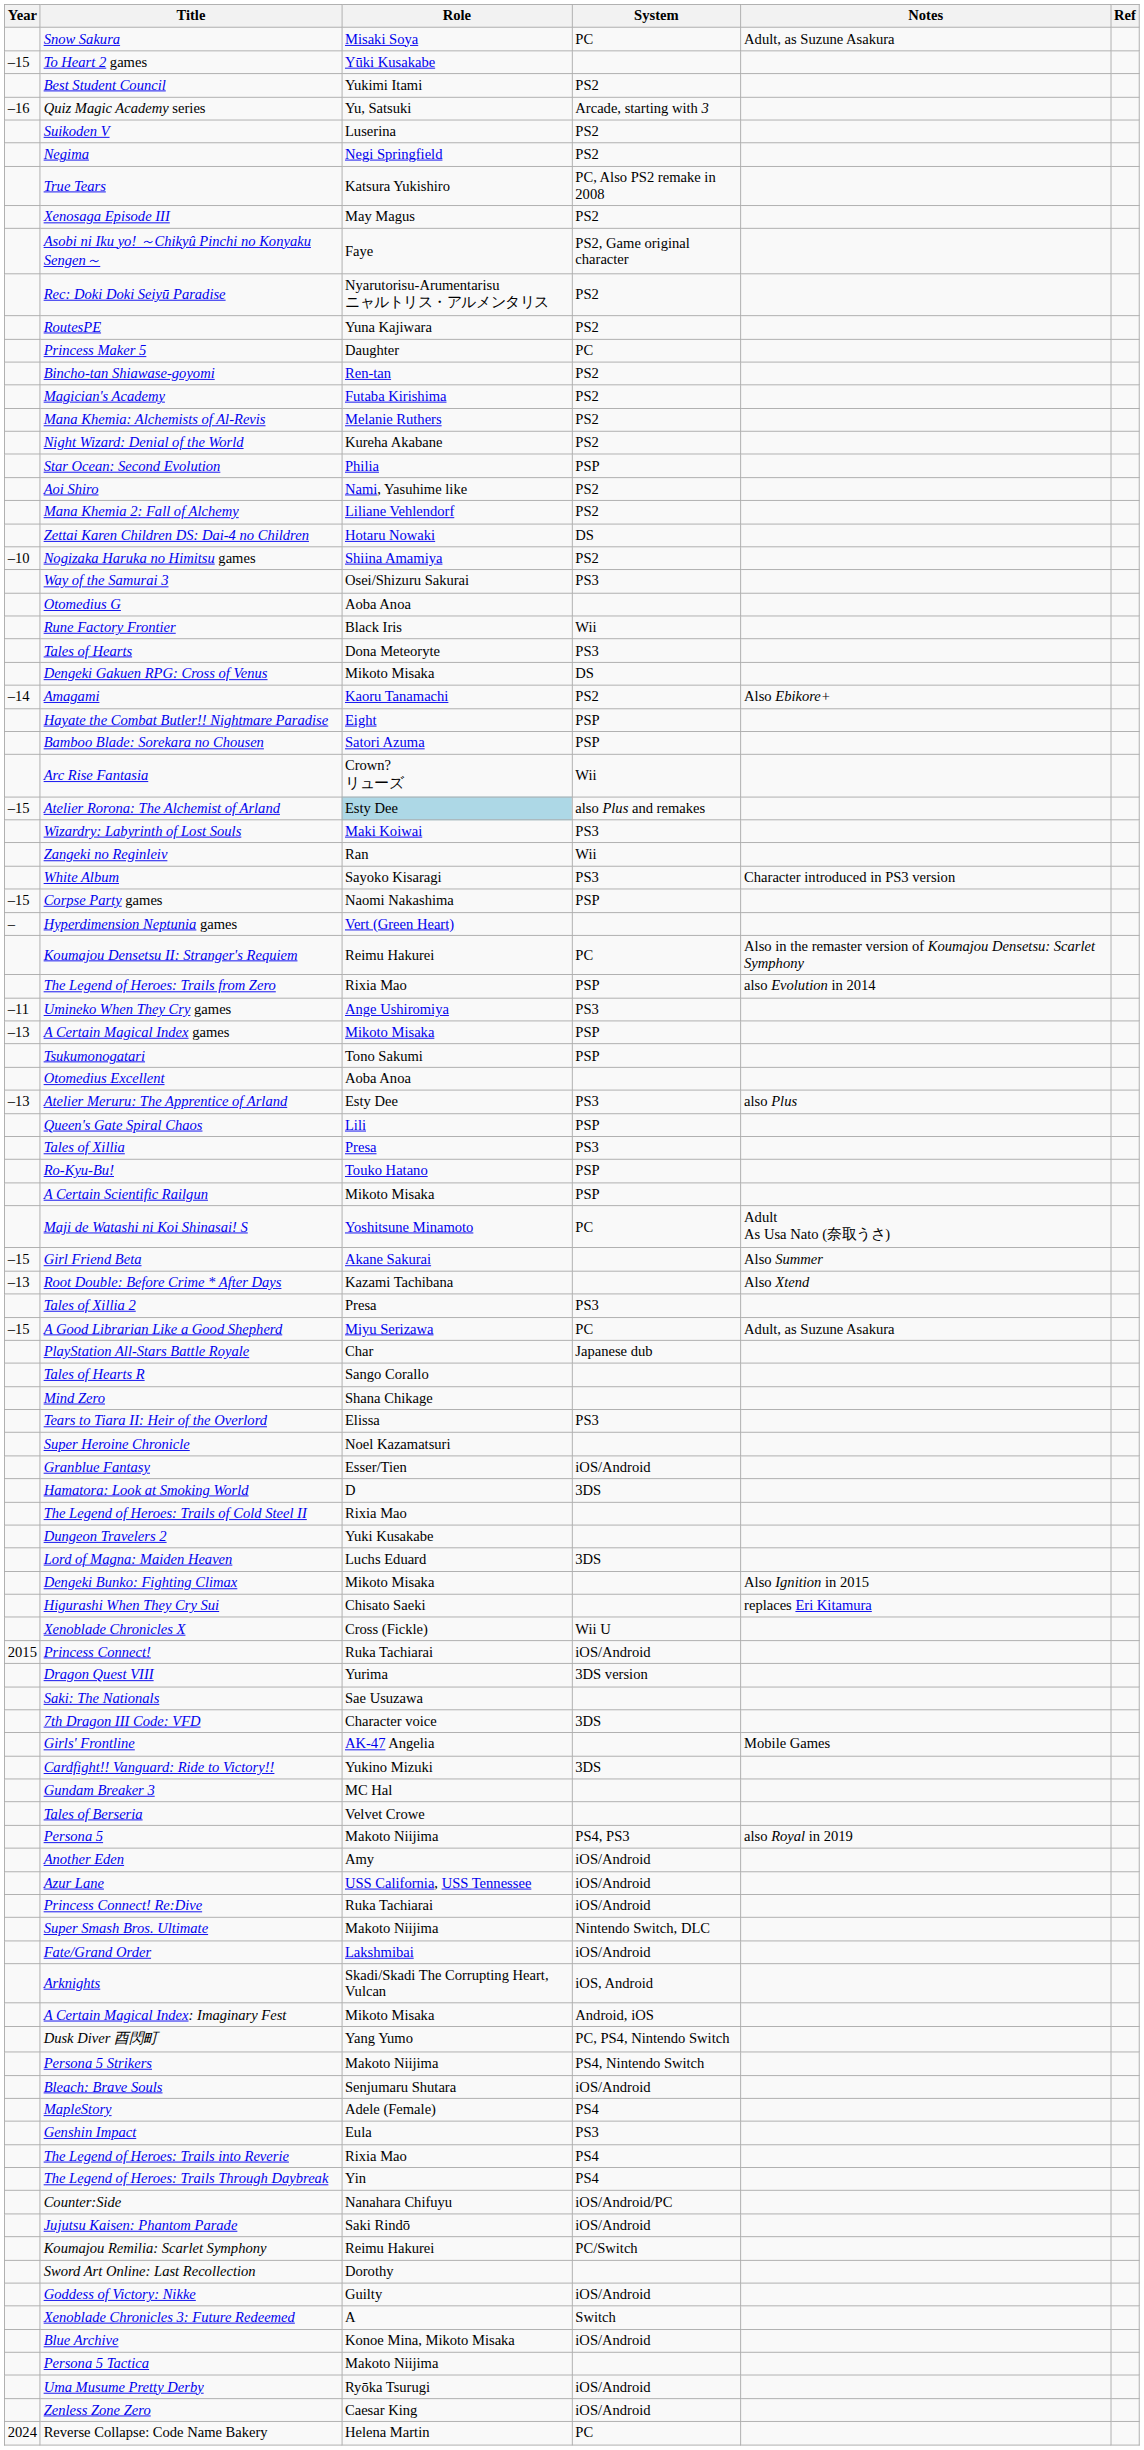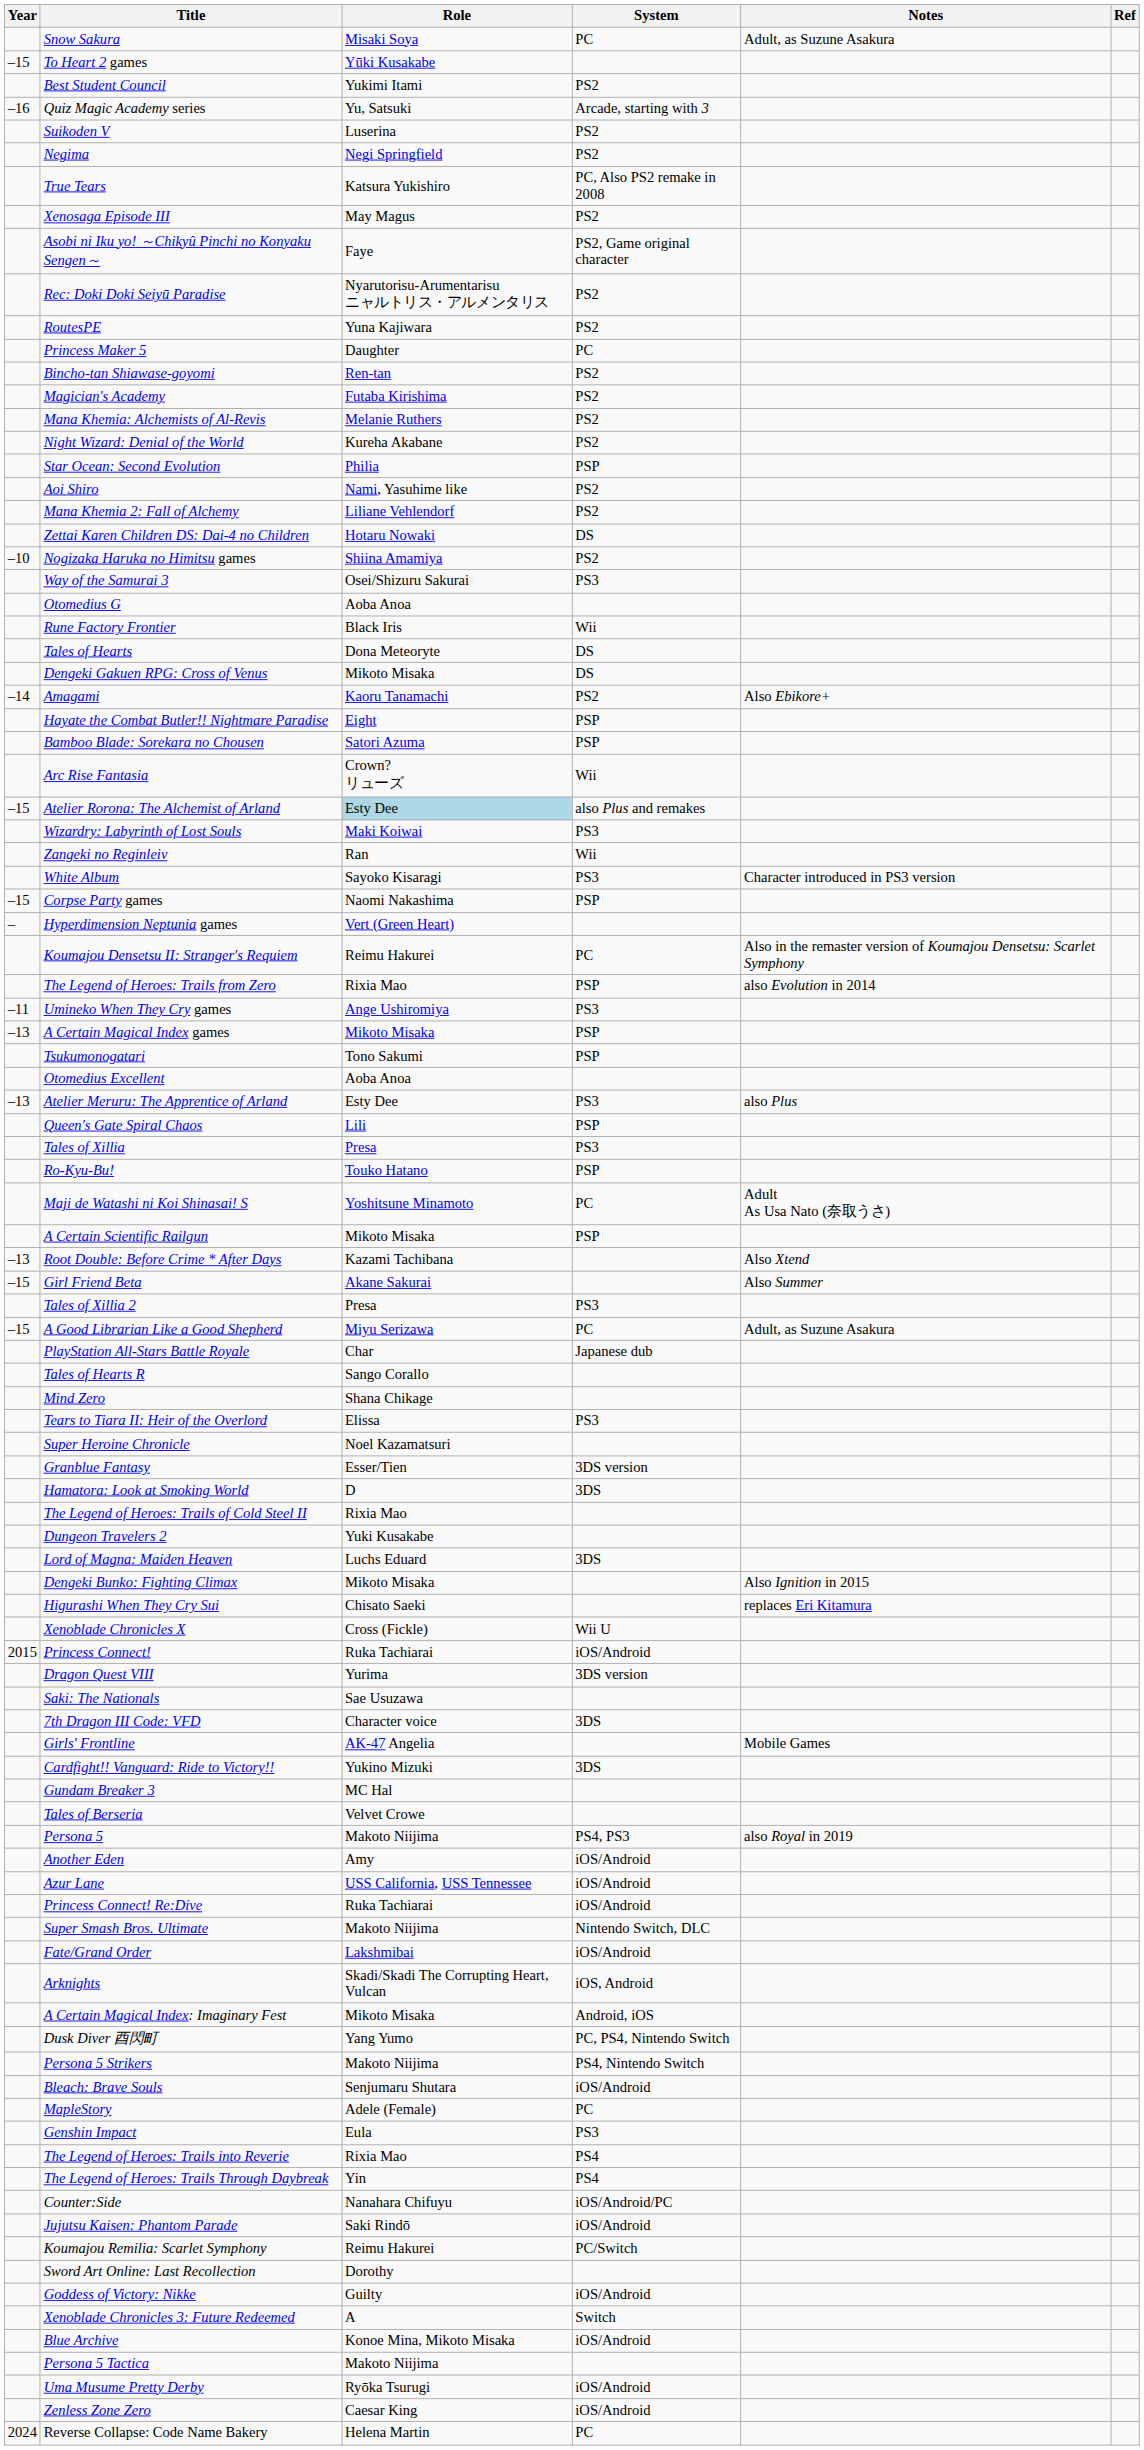(587, 650) PS3 -> (585, 650) DS
rows swapped: (126, 1194) <-> (146, 1226)
rows swapped: (163, 1282) <-> (93, 1259)
(613, 1467) iOS/Android -> (612, 1467) 3DS version
(587, 2109) PS4 -> (584, 2109) PC
